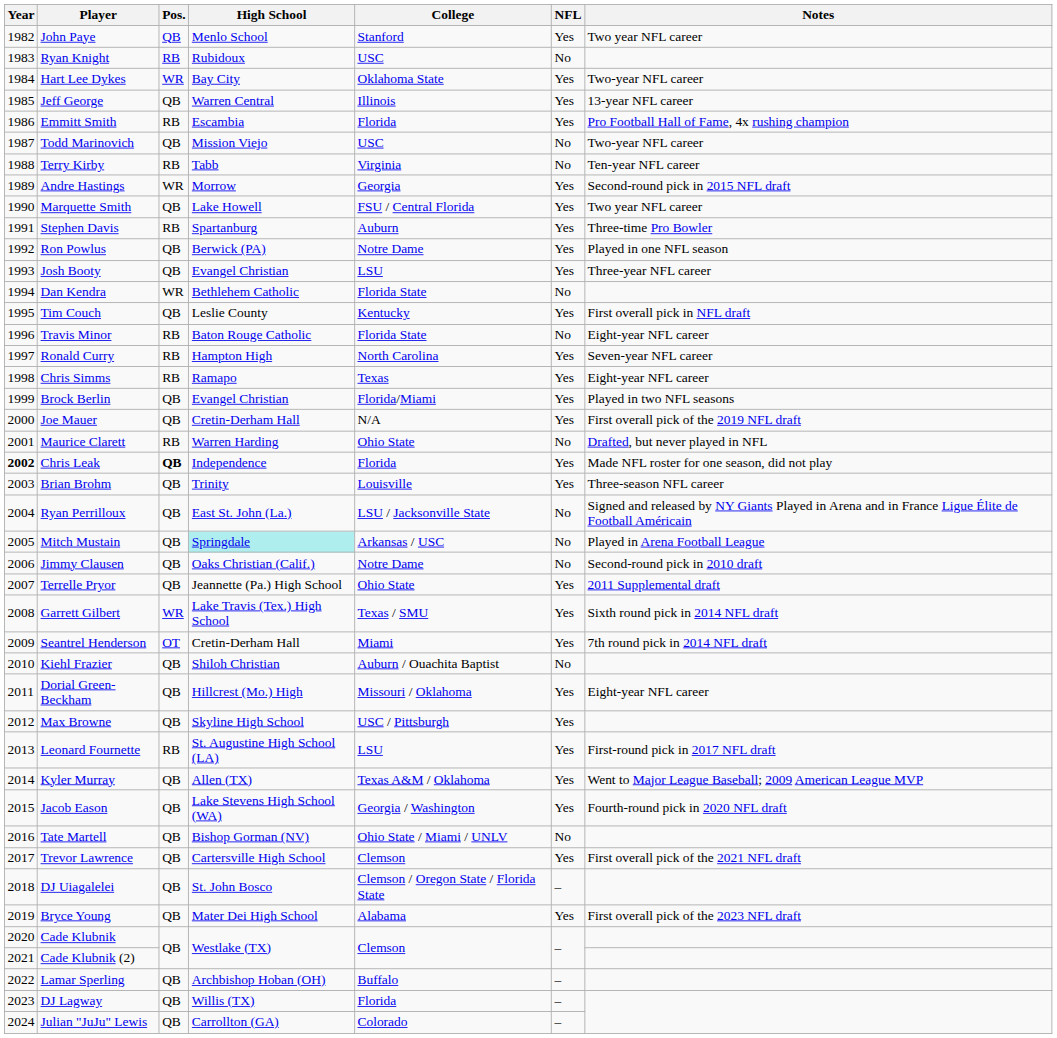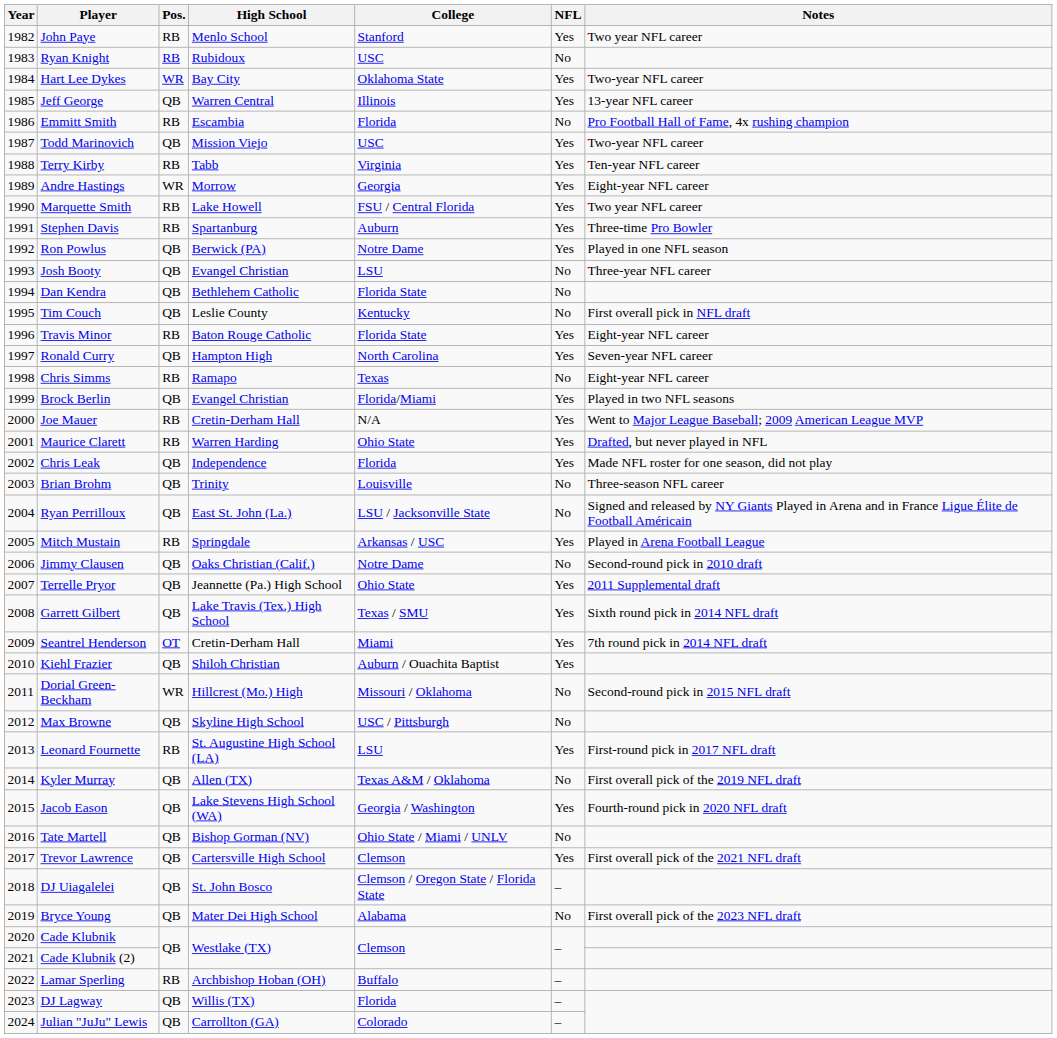(171, 36) QB -> (171, 36) RB
(564, 121) Yes -> (563, 121) No
(563, 143) No -> (564, 143) Yes
(563, 164) No -> (564, 164) Yes
(689, 185) Second-round pick in 2015 NFL draft -> (648, 185) Eight-year NFL career
(171, 206) QB -> (171, 206) RB
(564, 270) Yes -> (563, 270) No
(173, 292) WR -> (171, 292) QB
(564, 313) Yes -> (563, 313) No
(563, 334) No -> (564, 334) Yes
(171, 356) RB -> (171, 356) QB
(564, 377) Yes -> (563, 377) No
(171, 420) QB -> (171, 420) RB
(694, 420) First overall pick of the 2019 NFL draft -> (755, 420) Went to Major League Baseball; 2009 American League MVP
(563, 441) No -> (564, 441) Yes
(21, 462) bold -> (21, 462) normal
(172, 462) bold -> (171, 462) normal
(564, 484) Yes -> (563, 484) No
(171, 541) QB -> (171, 541) RB
(221, 541) paleturquoise background -> (221, 541) no background
(563, 541) No -> (564, 541) Yes
(173, 613) WR -> (171, 613) QB
(563, 663) No -> (564, 663) Yes
(171, 692) QB -> (173, 692) WR
(564, 692) Yes -> (563, 692) No
(648, 692) Eight-year NFL career -> (689, 692) Second-round pick in 2015 NFL draft
(564, 721) Yes -> (563, 721) No
(564, 779) Yes -> (563, 779) No
(755, 779) Went to Major League Baseball; 2009 American League MVP -> (694, 779) First overall pick of the 2019 NFL draft
(564, 915) Yes -> (563, 915) No
(171, 979) QB -> (171, 979) RB
